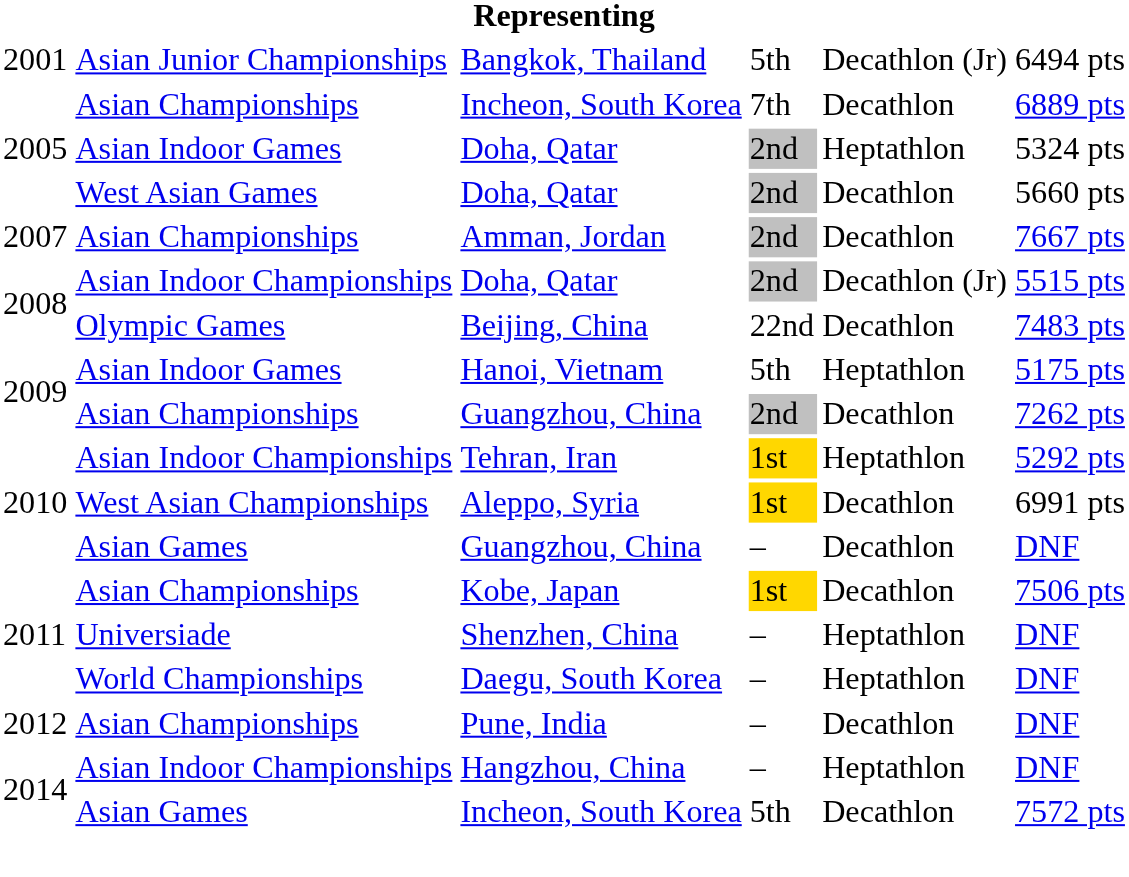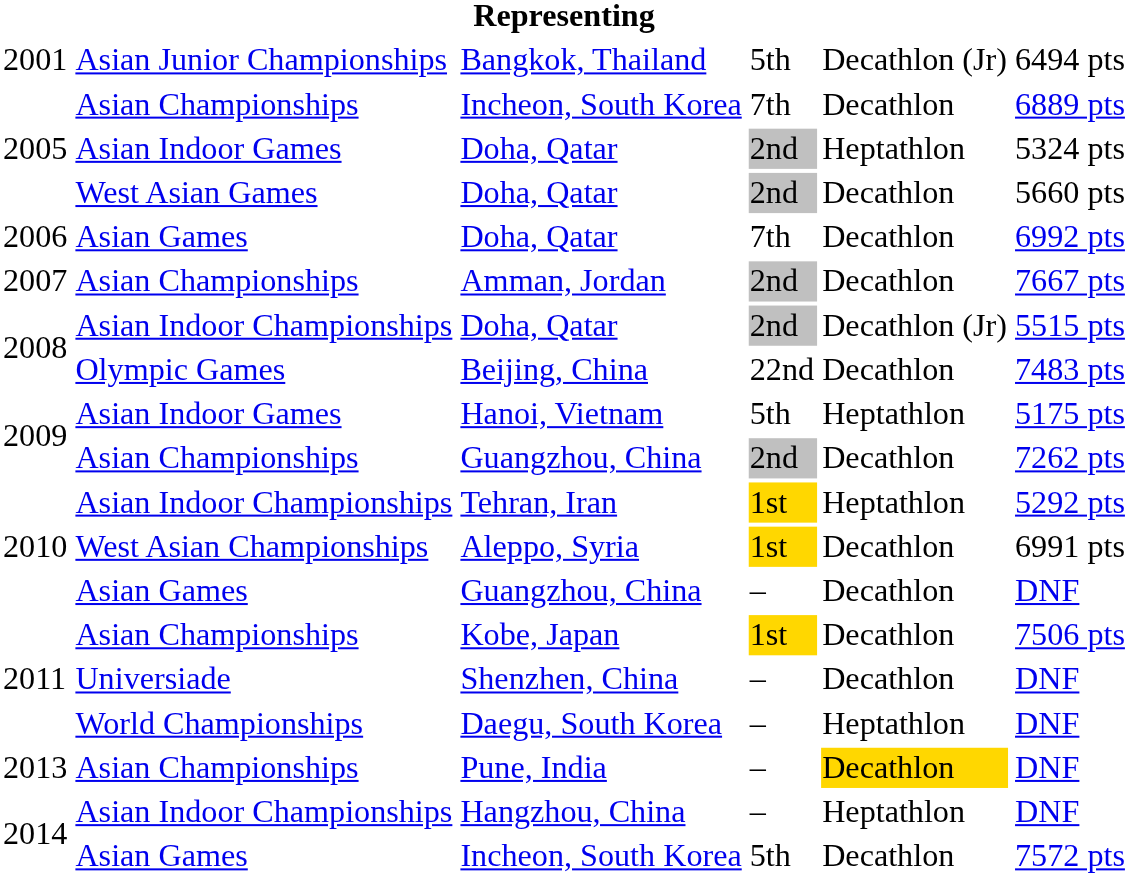+ row: (162, 236)
(894, 634) Heptathlon -> (888, 678) Decathlon
(35, 723) 2012 -> (35, 767) 2013
(888, 723) no background -> (888, 767) gold background
